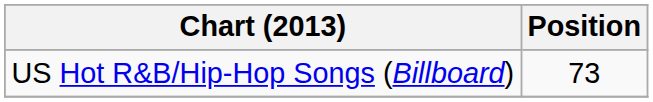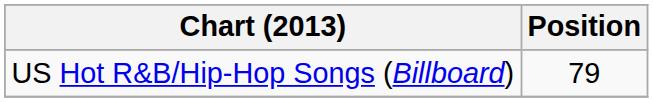(584, 73) 73 -> (584, 73) 79
